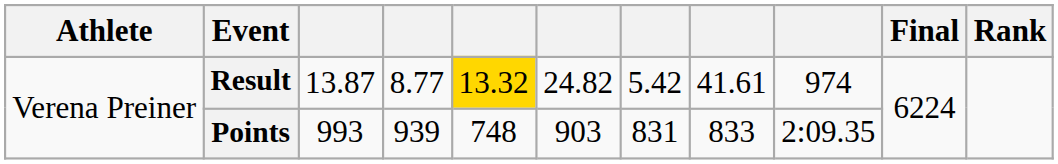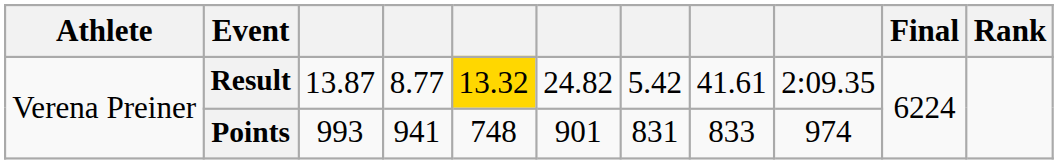(828, 81) 974 -> (828, 81) 2:09.35
(417, 133) 939 -> (417, 133) 941
(578, 133) 903 -> (578, 133) 901
(828, 133) 2:09.35 -> (828, 133) 974
